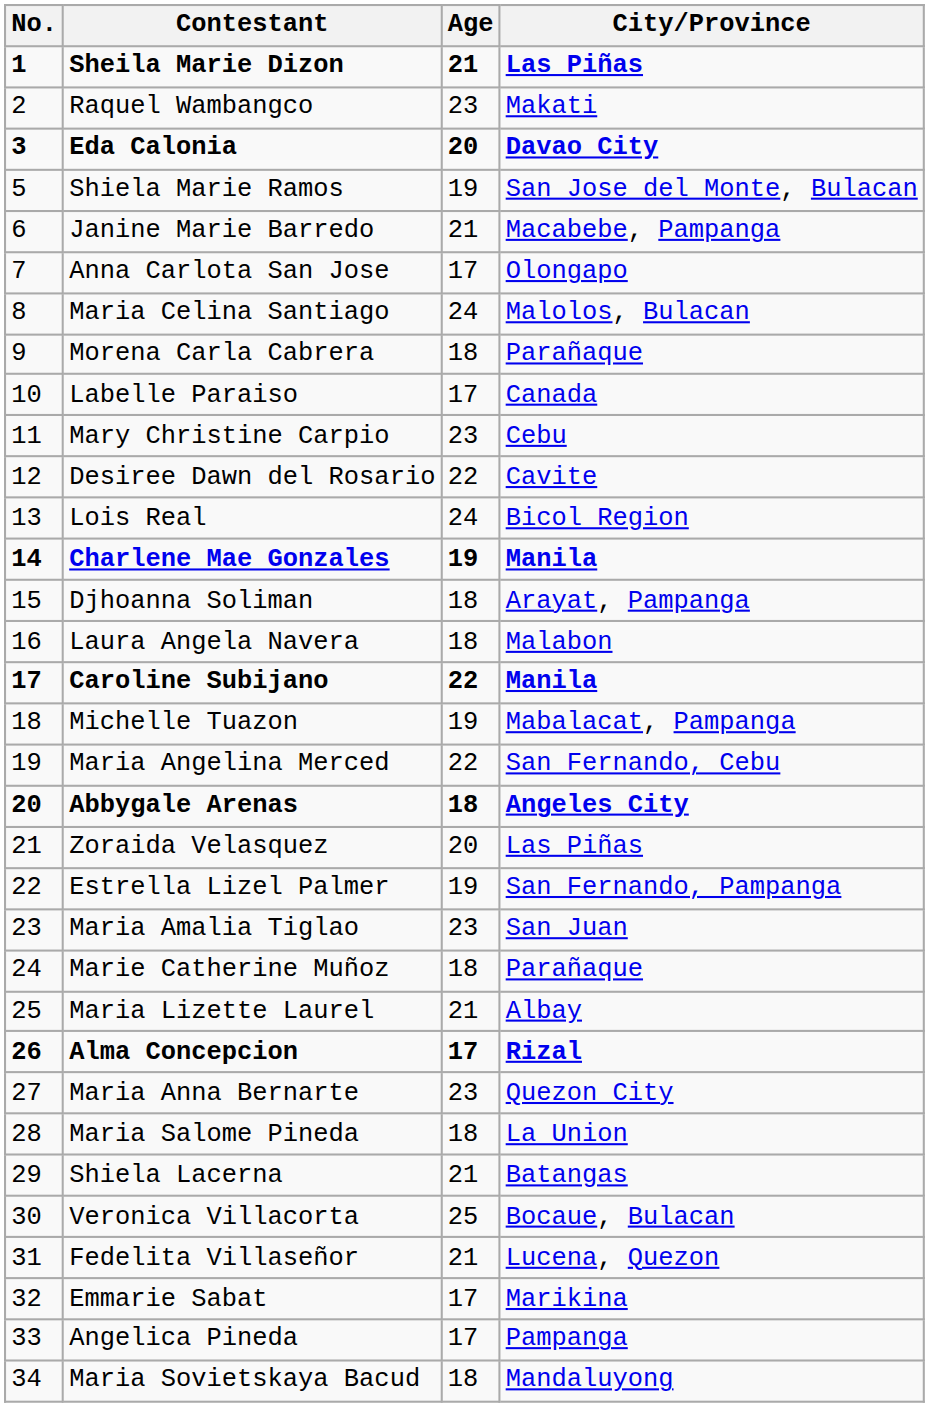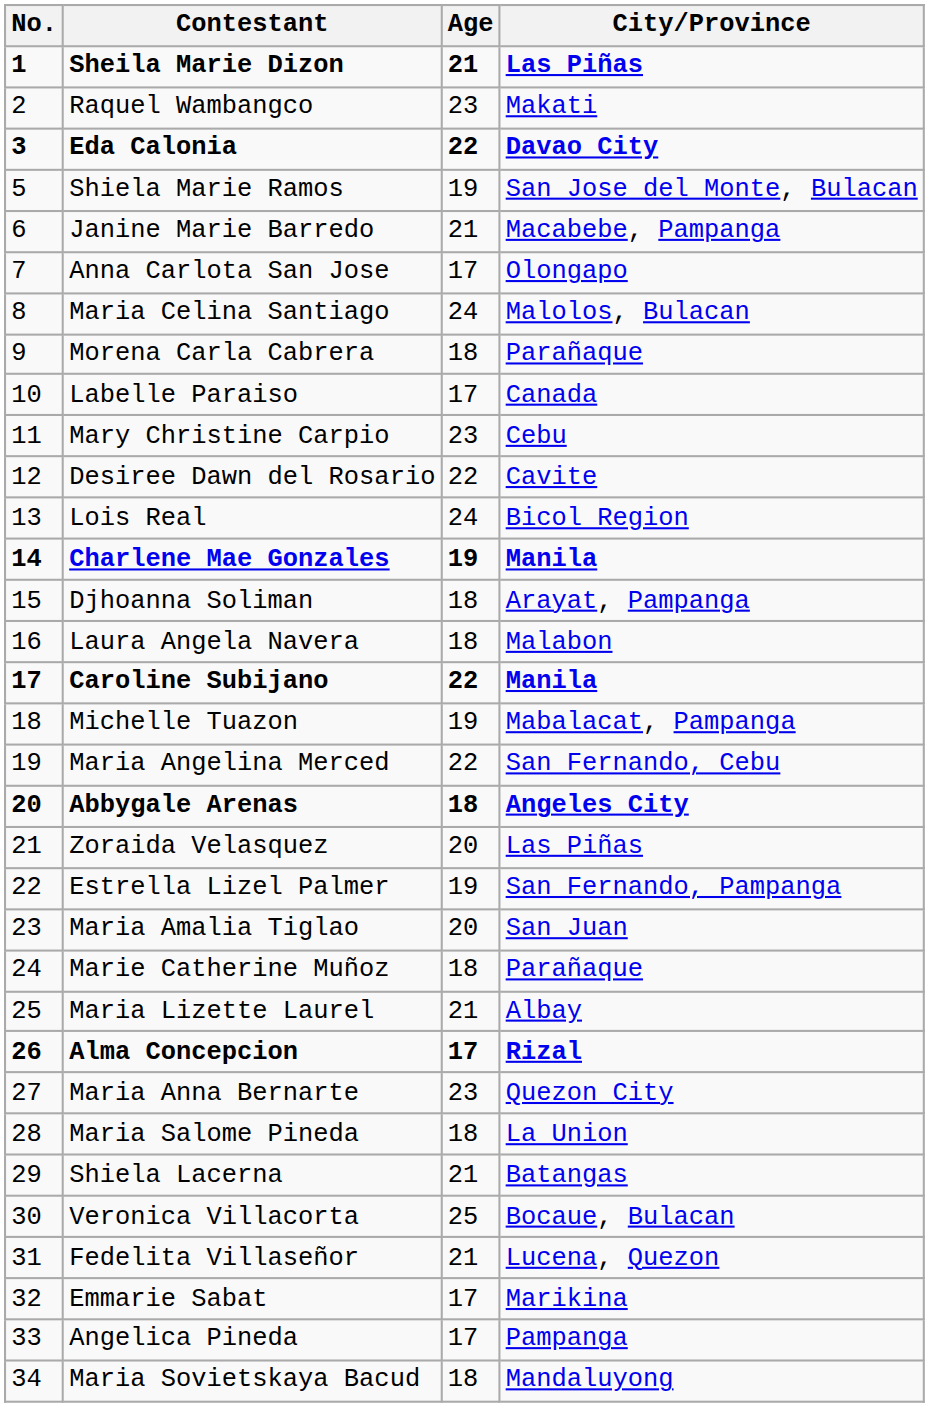(463, 149) 20 -> (463, 149) 22
(463, 929) 23 -> (463, 929) 20
